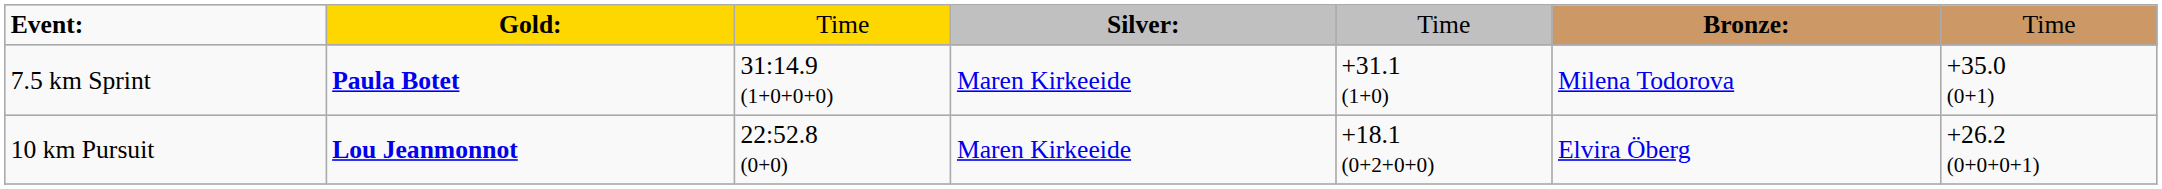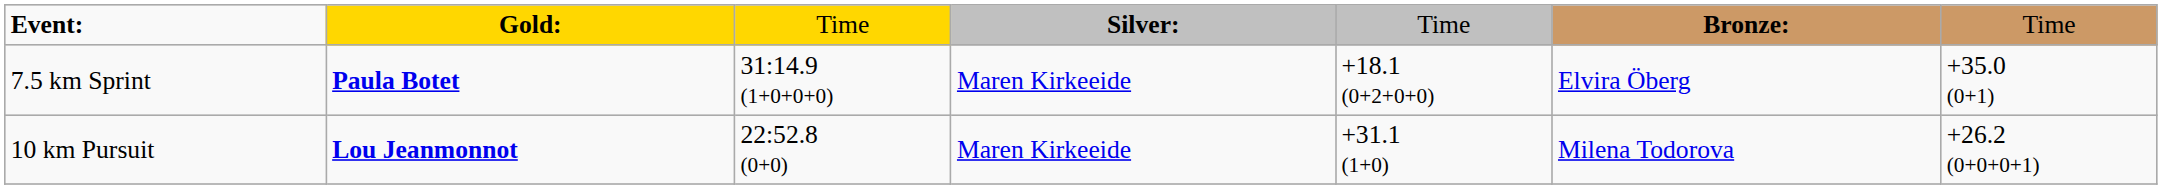(1371, 79) +31.1 (1+0) -> (1388, 79) +18.1 (0+2+0+0)
(1646, 79) Milena Todorova -> (1624, 79) Elvira Öberg
(1388, 149) +18.1 (0+2+0+0) -> (1371, 149) +31.1 (1+0)
(1624, 149) Elvira Öberg -> (1646, 149) Milena Todorova
